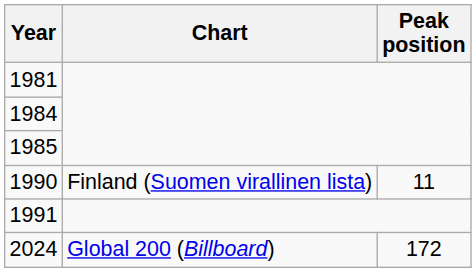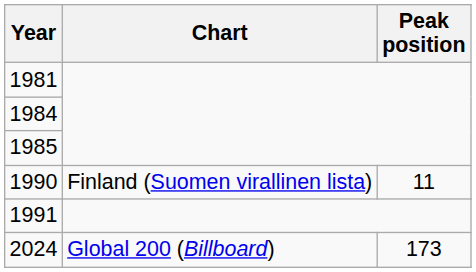(424, 249) 172 -> (424, 249) 173
